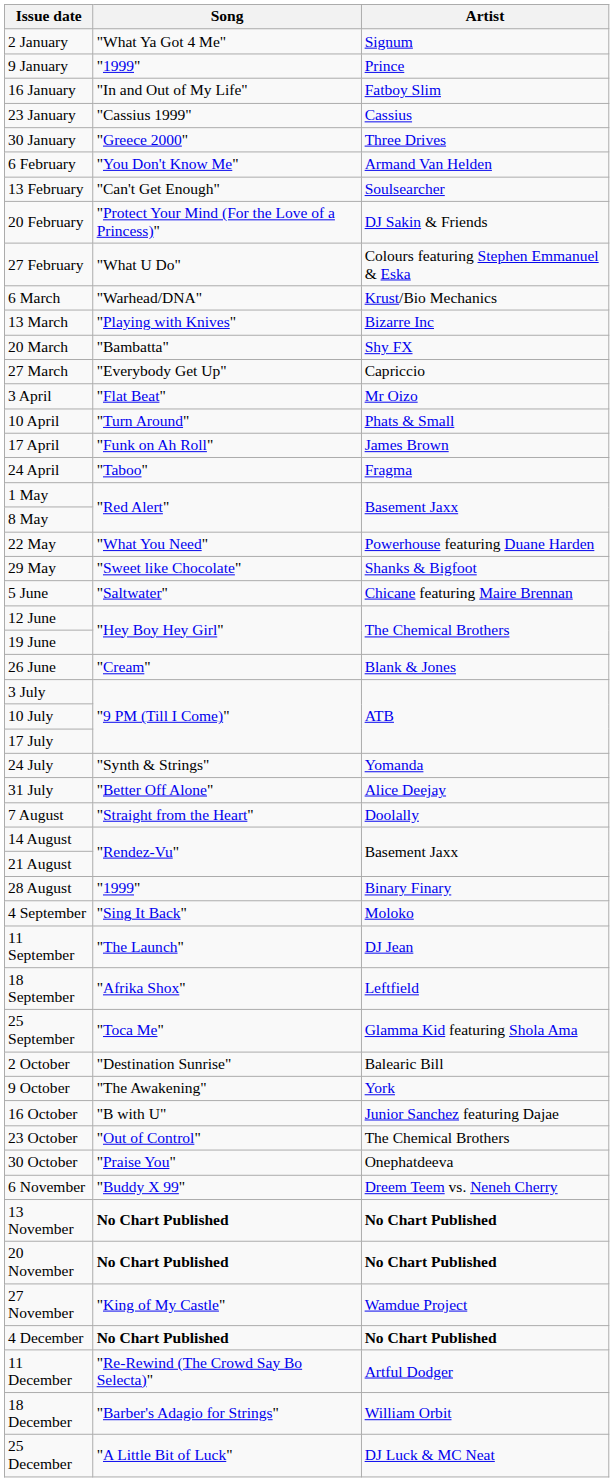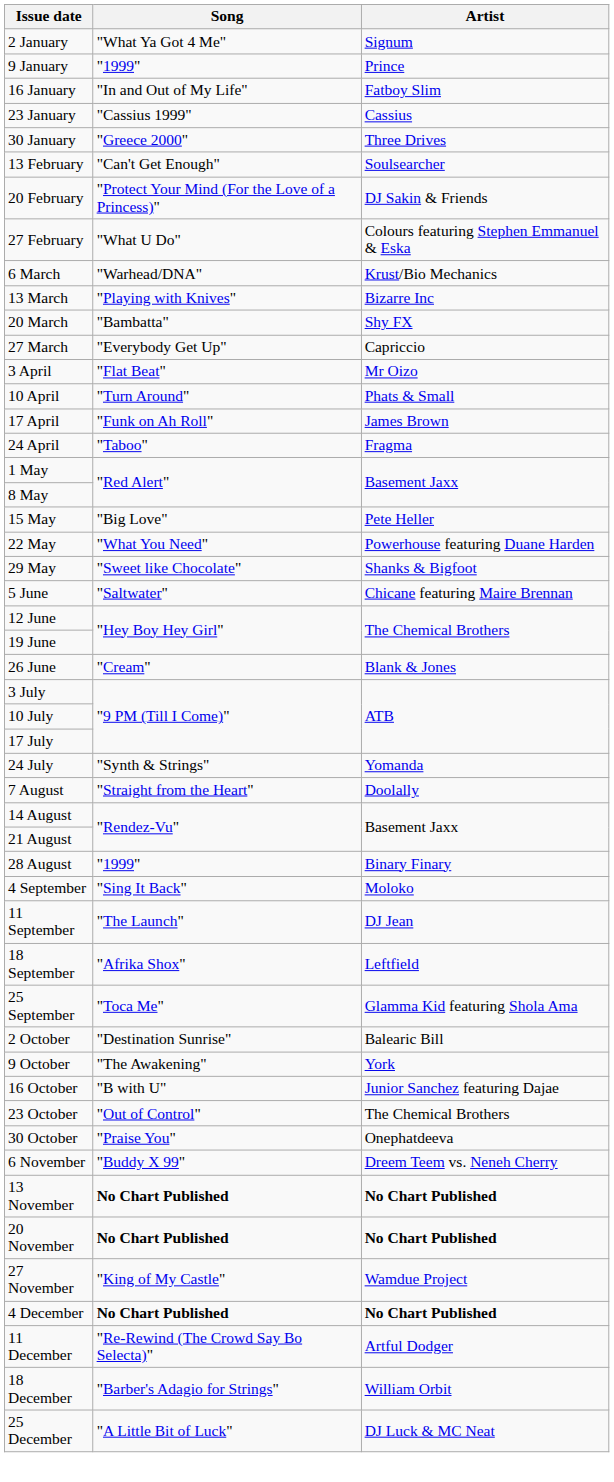- row: (42, 164)
+ row: (32, 519)
- row: (31, 790)
